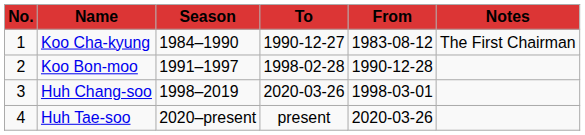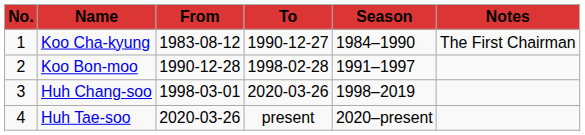columns swapped: (392, 17) <-> (208, 17)
